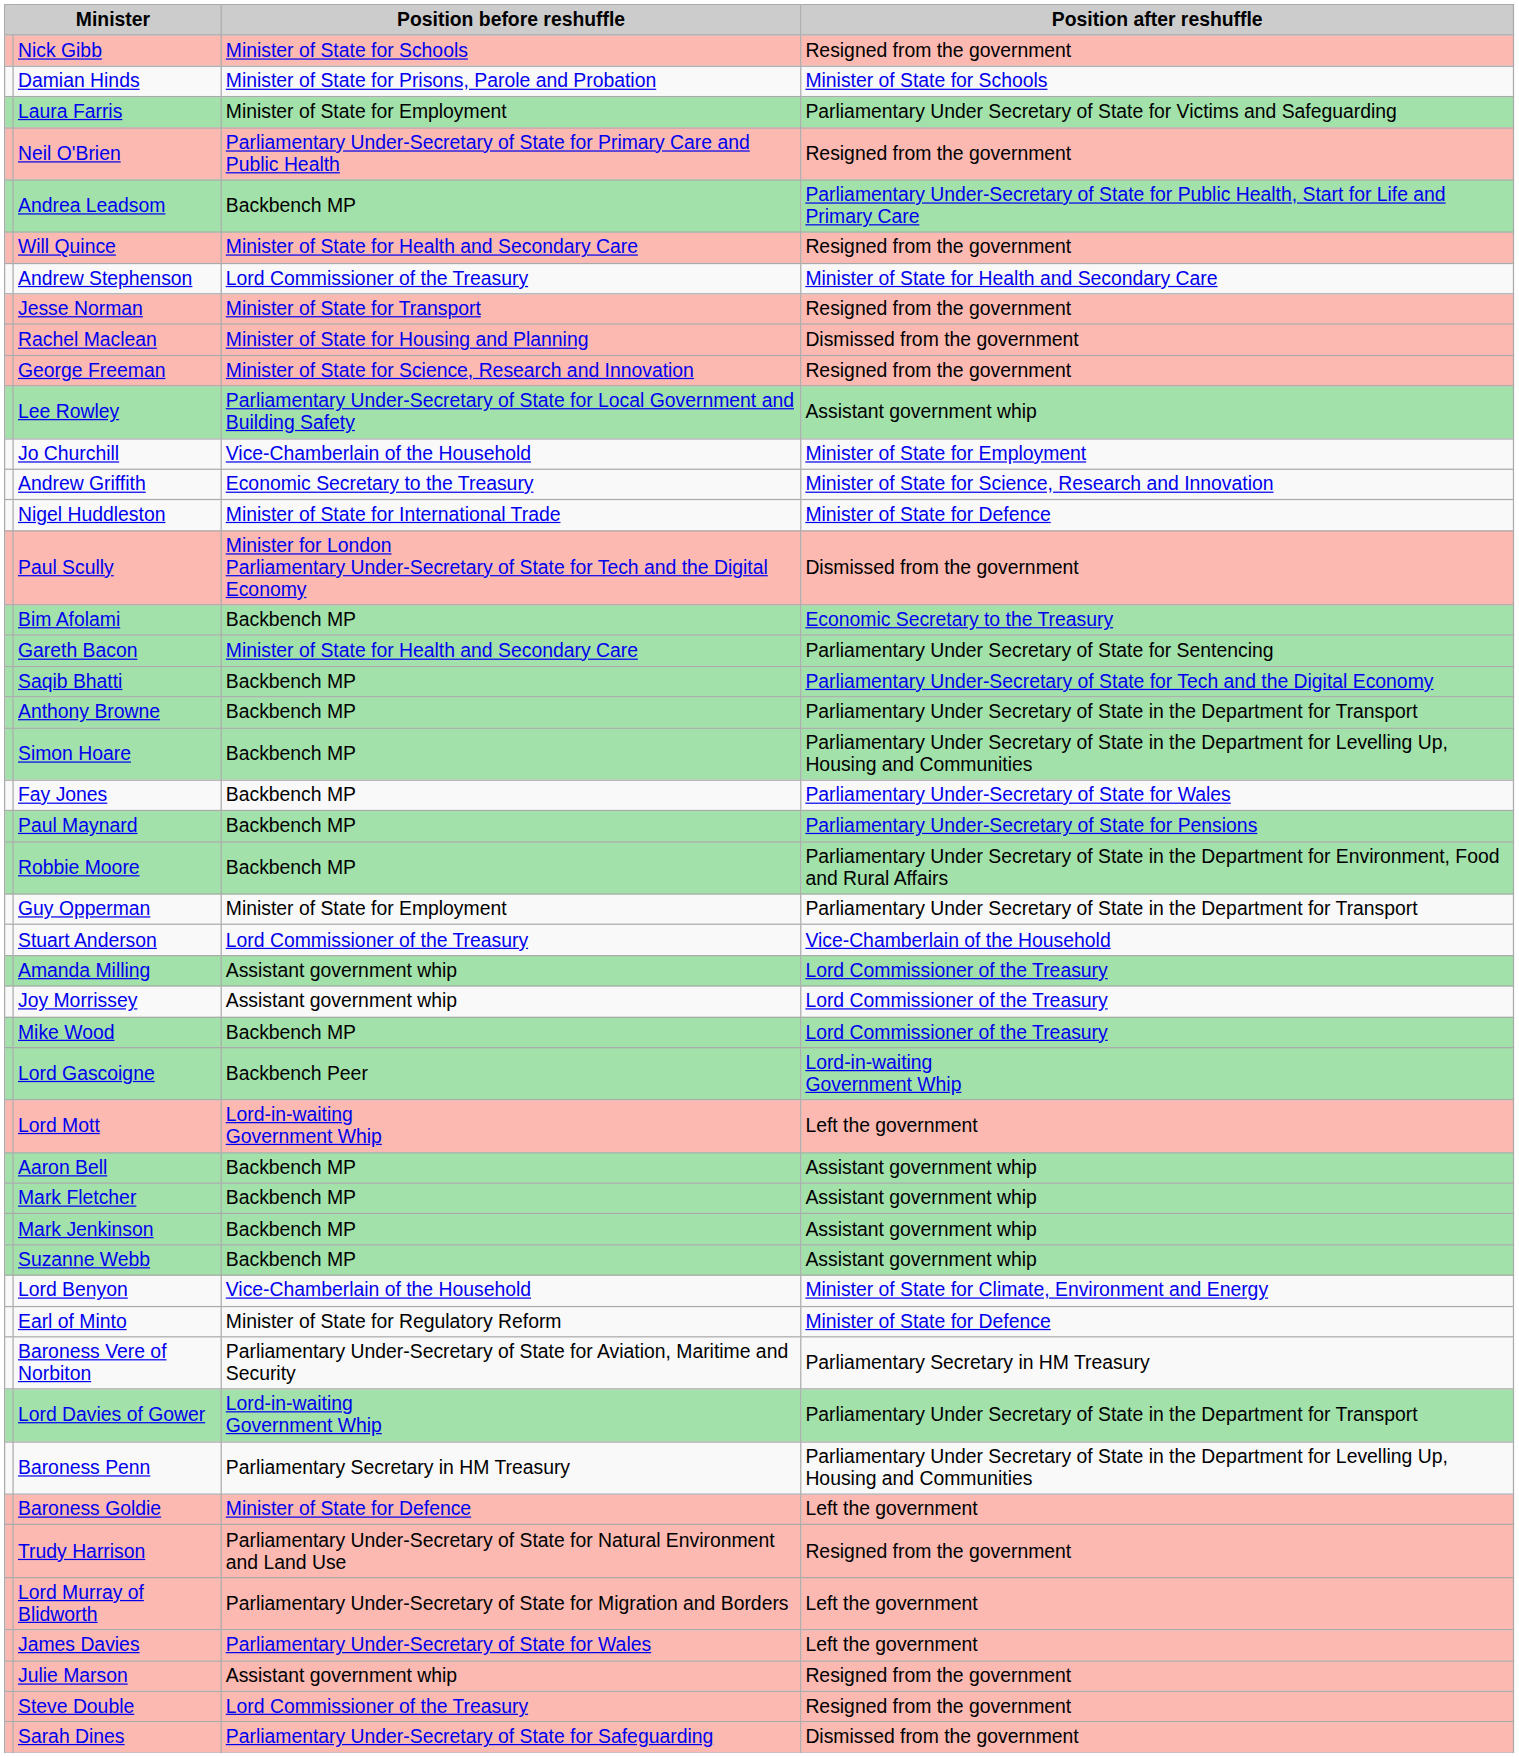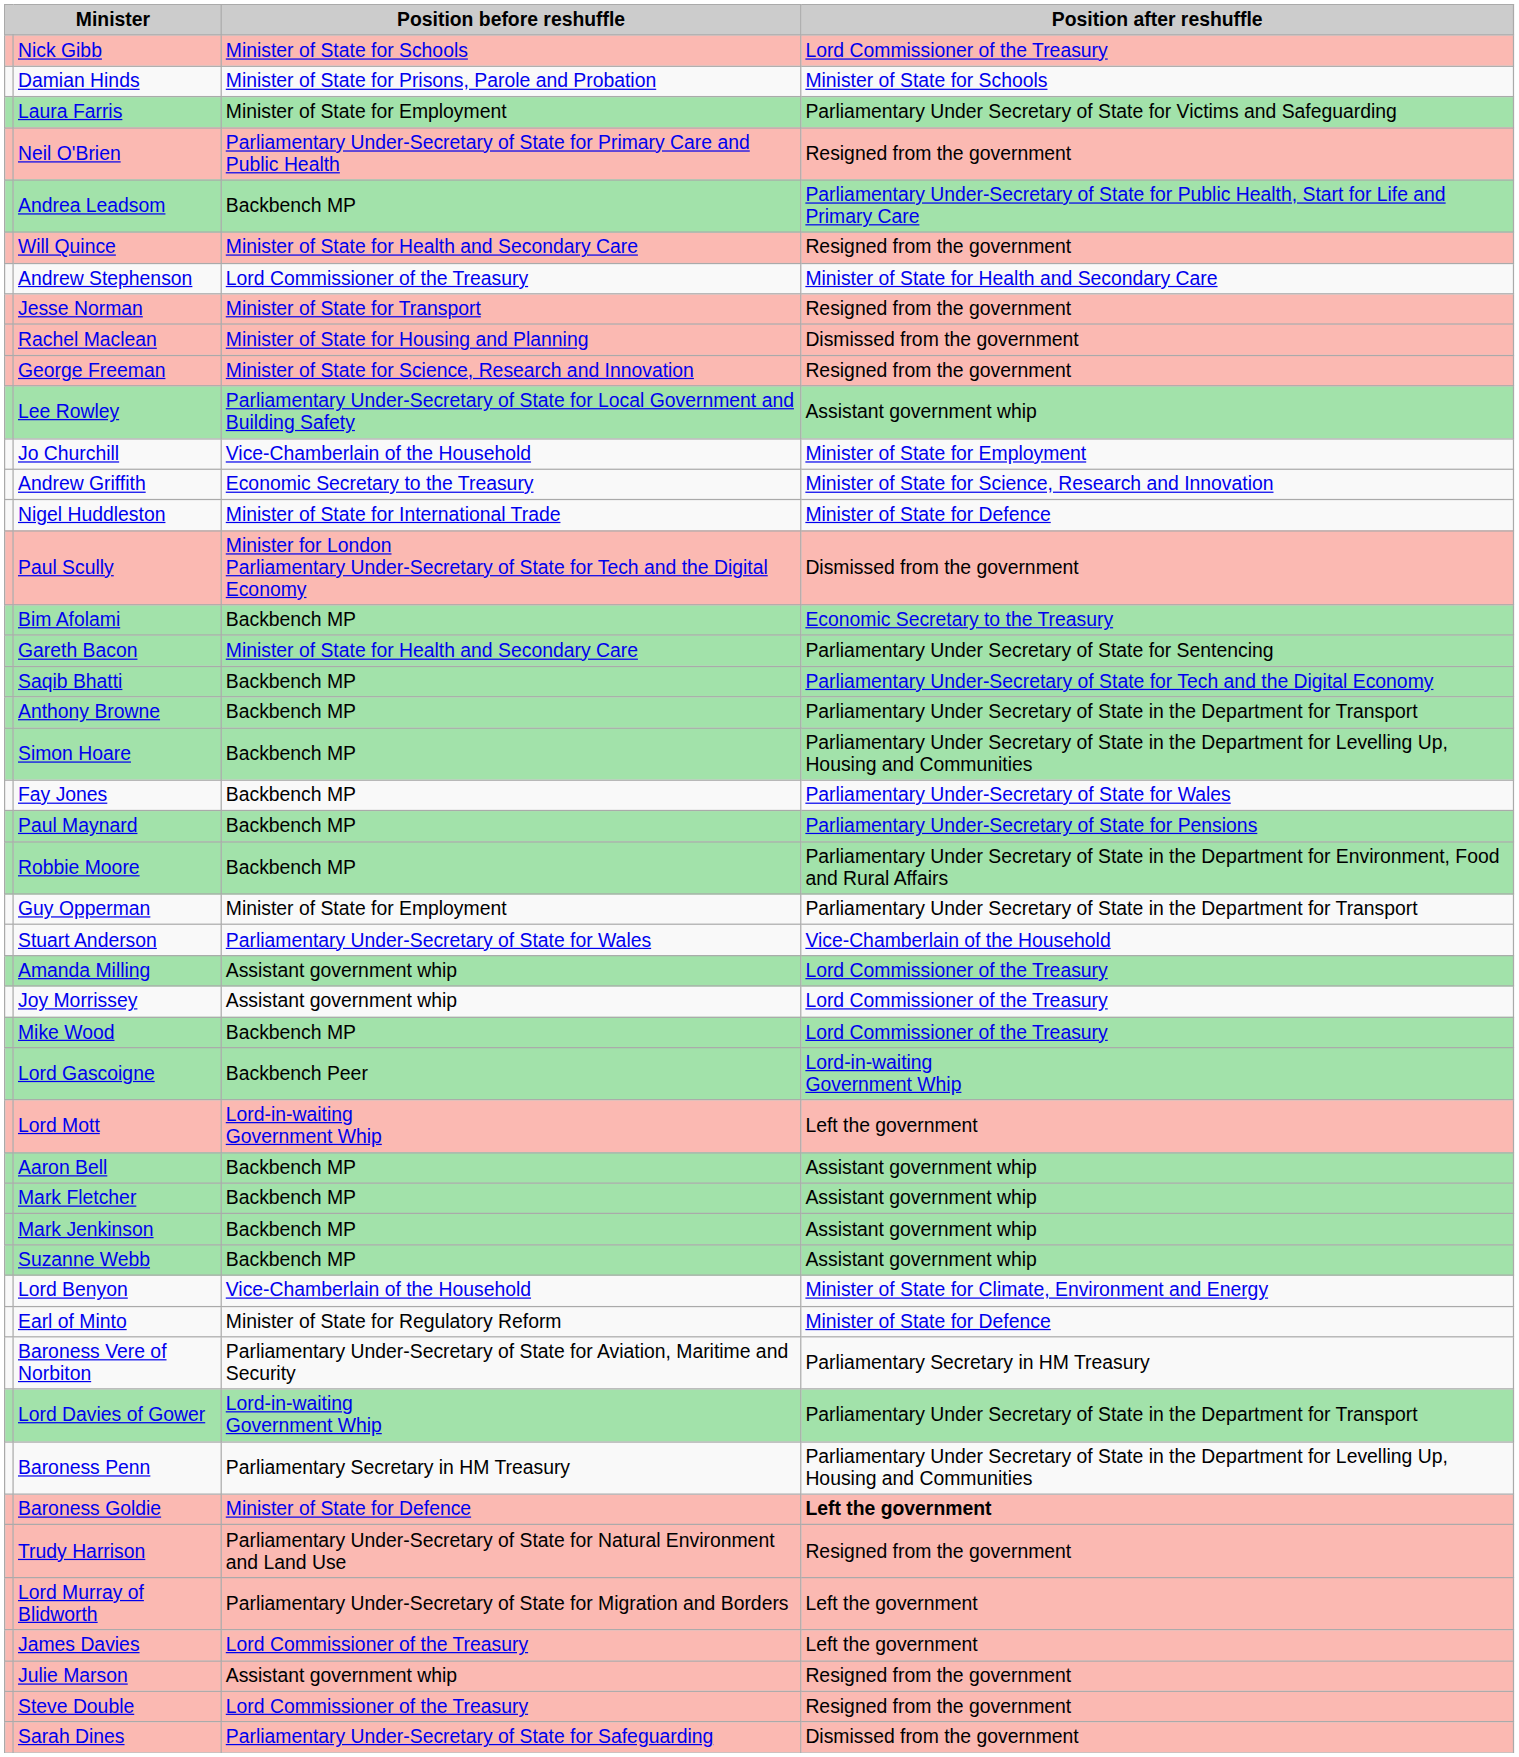(938, 50) Resigned from the government -> (957, 50) Lord Commissioner of the Treasury
(377, 939) Lord Commissioner of the Treasury -> (438, 939) Parliamentary Under-Secretary of State for Wales
(891, 1509) normal -> (898, 1509) bold
(438, 1645) Parliamentary Under-Secretary of State for Wales -> (377, 1645) Lord Commissioner of the Treasury
